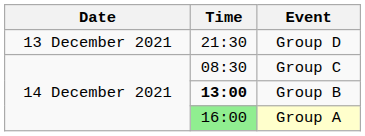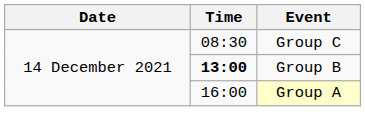- row: (309, 42)
(224, 118) lightgreen background -> (224, 93) no background
